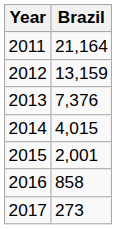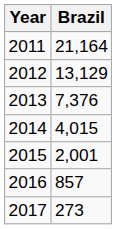(81, 73) 13,159 -> (81, 73) 13,129
(69, 182) 858 -> (69, 182) 857
